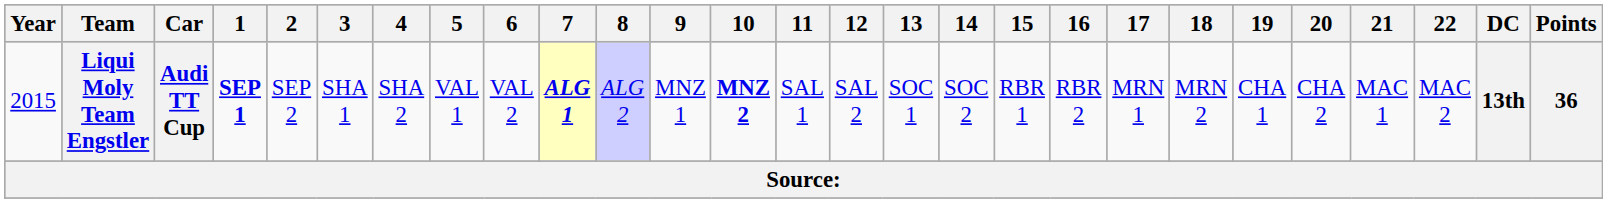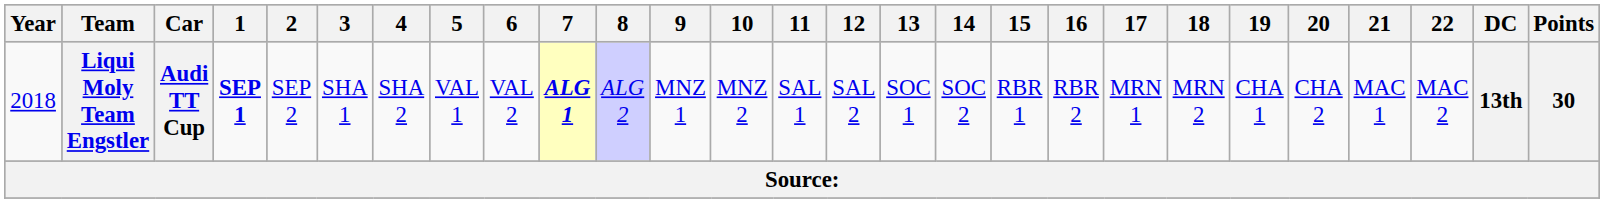(33, 100) 2015 -> (33, 100) 2018
(743, 100) bold -> (742, 100) normal
(1566, 100) 36 -> (1564, 100) 30
